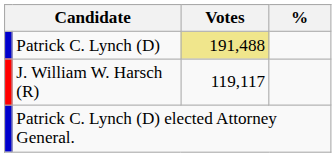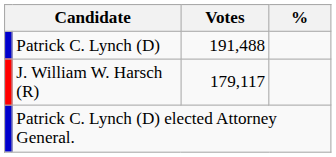(237, 45) khaki background -> (237, 45) no background
(238, 82) 119,117 -> (238, 82) 179,117
